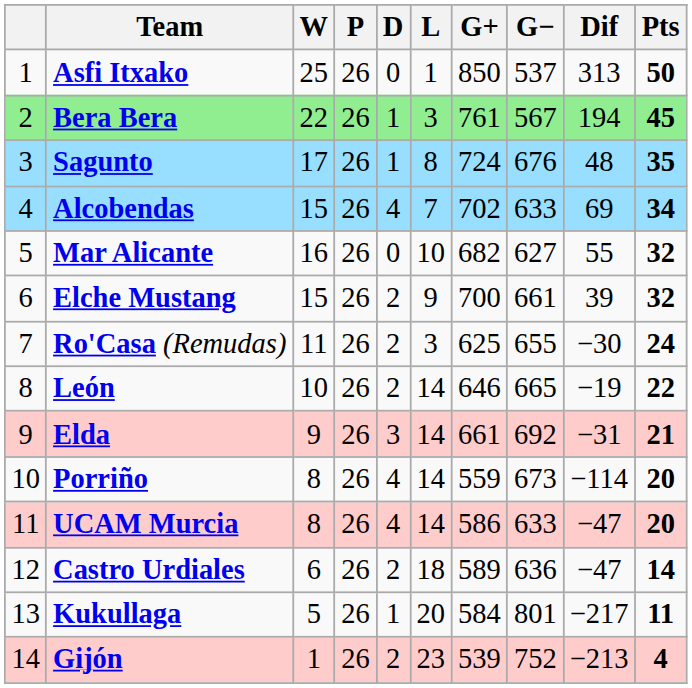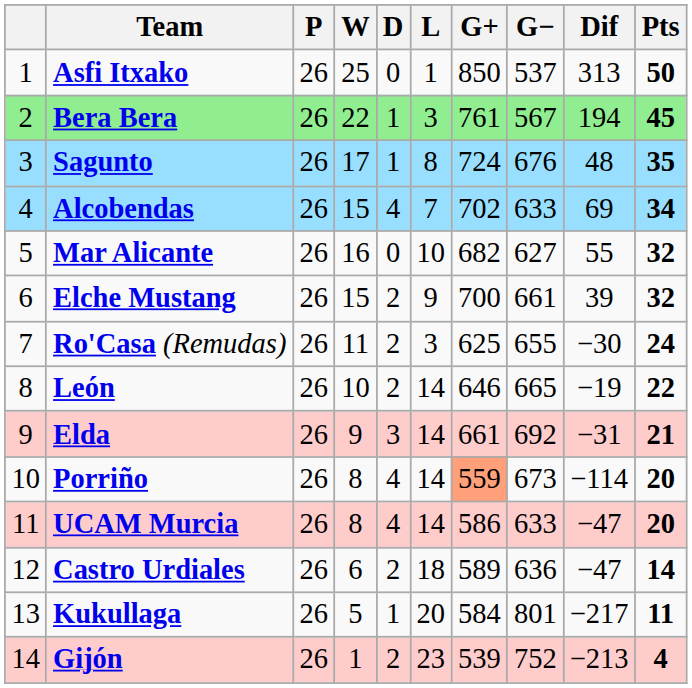columns swapped: (355, 27) <-> (314, 27)
(479, 478) no background -> (479, 478) lightsalmon background
